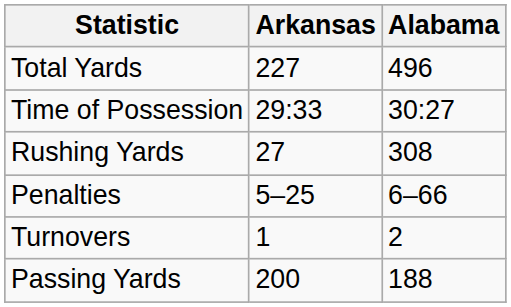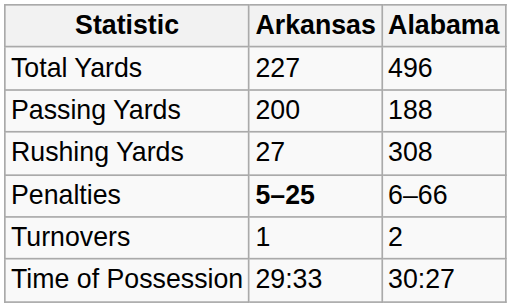rows swapped: (96, 279) <-> (127, 110)
(285, 195) normal -> (285, 195) bold
